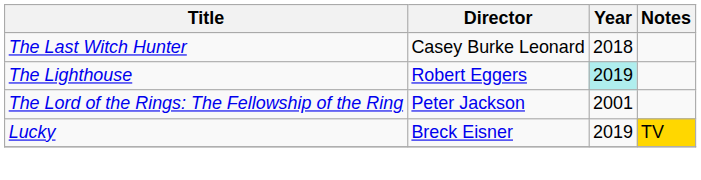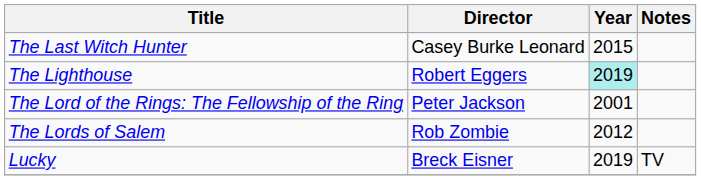(613, 47) 2018 -> (613, 47) 2015
+ row: (87, 132)
(653, 132) gold background -> (653, 160) no background
